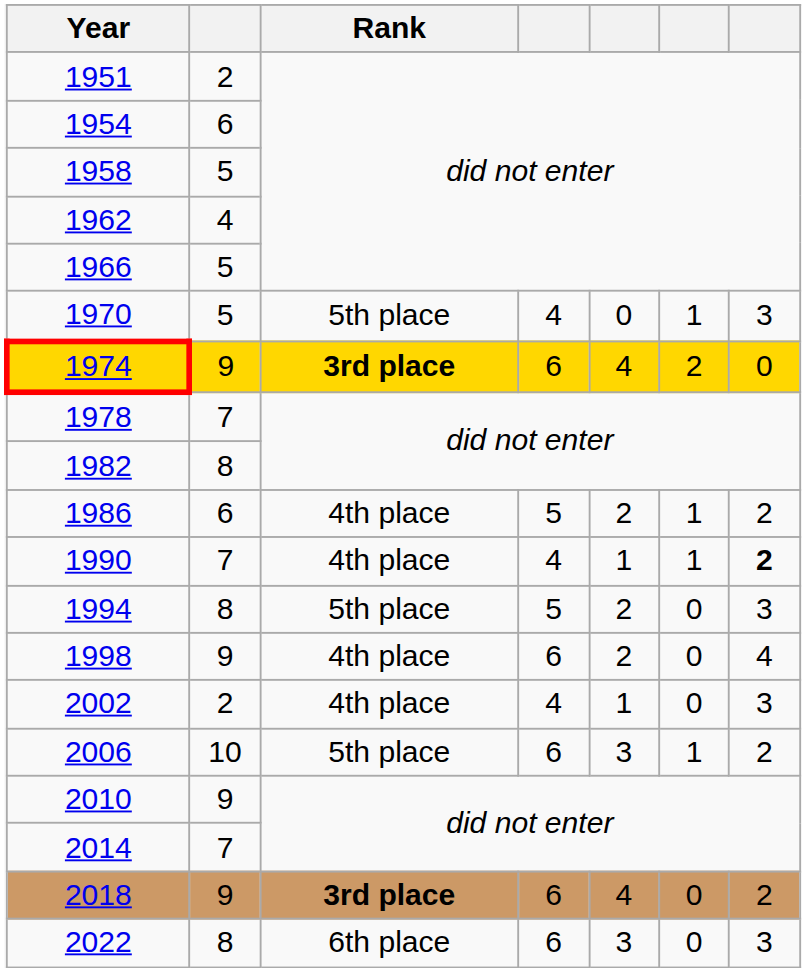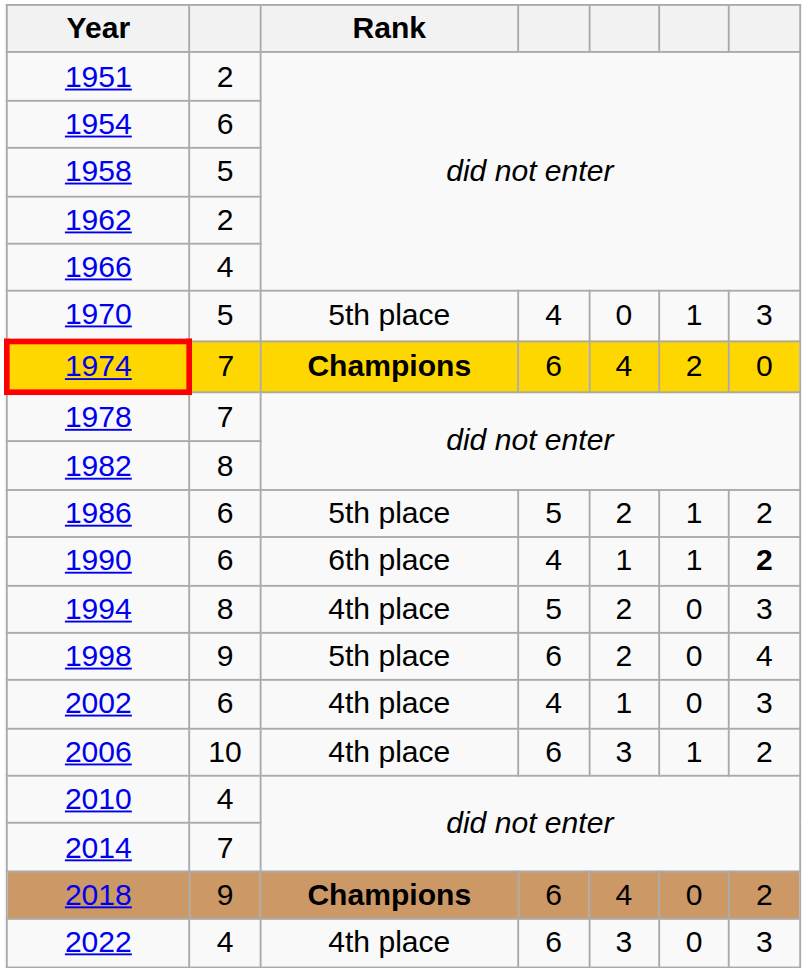(225, 219) 4 -> (225, 219) 2
(225, 266) 5 -> (225, 266) 4
(226, 366) 9 -> (226, 366) 7
(389, 366) 3rd place -> (389, 366) Champions
(389, 512) 4th place -> (389, 512) 5th place
(225, 560) 7 -> (225, 560) 6
(389, 560) 4th place -> (389, 560) 6th place
(389, 608) 5th place -> (389, 608) 4th place
(389, 656) 4th place -> (389, 656) 5th place
(225, 703) 2 -> (225, 703) 6
(389, 751) 5th place -> (389, 751) 4th place
(225, 799) 9 -> (225, 799) 4
(389, 894) 3rd place -> (389, 894) Champions
(225, 942) 8 -> (225, 942) 4
(389, 942) 6th place -> (389, 942) 4th place
